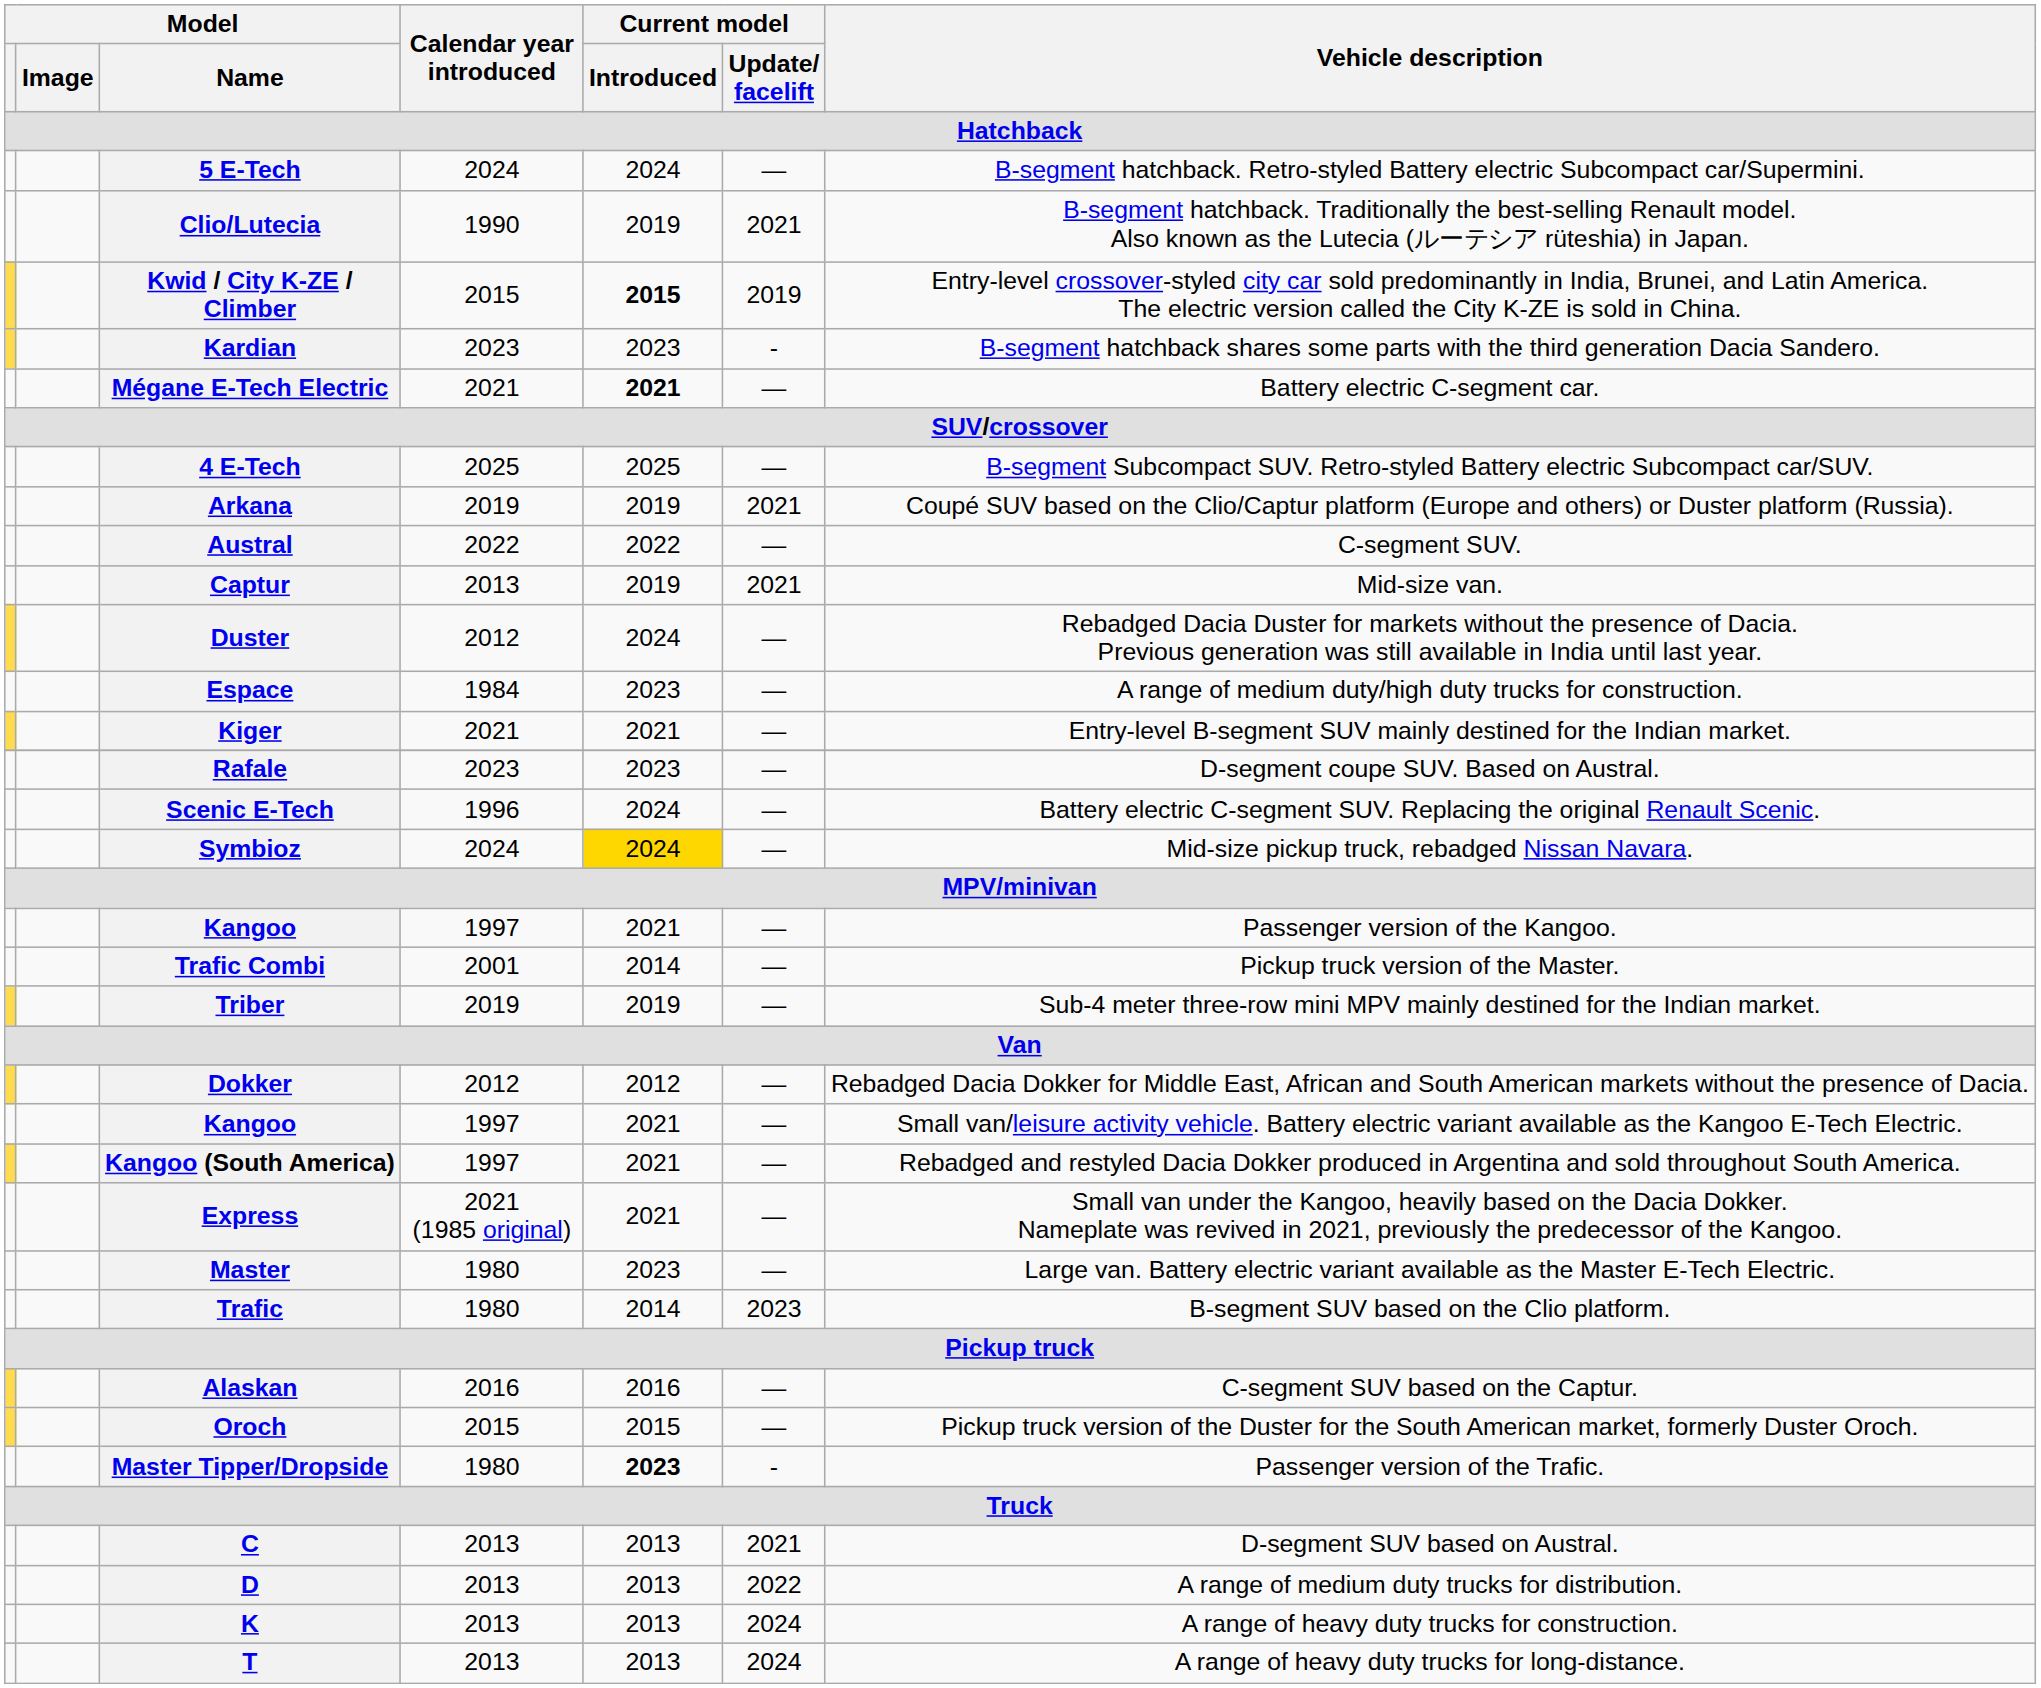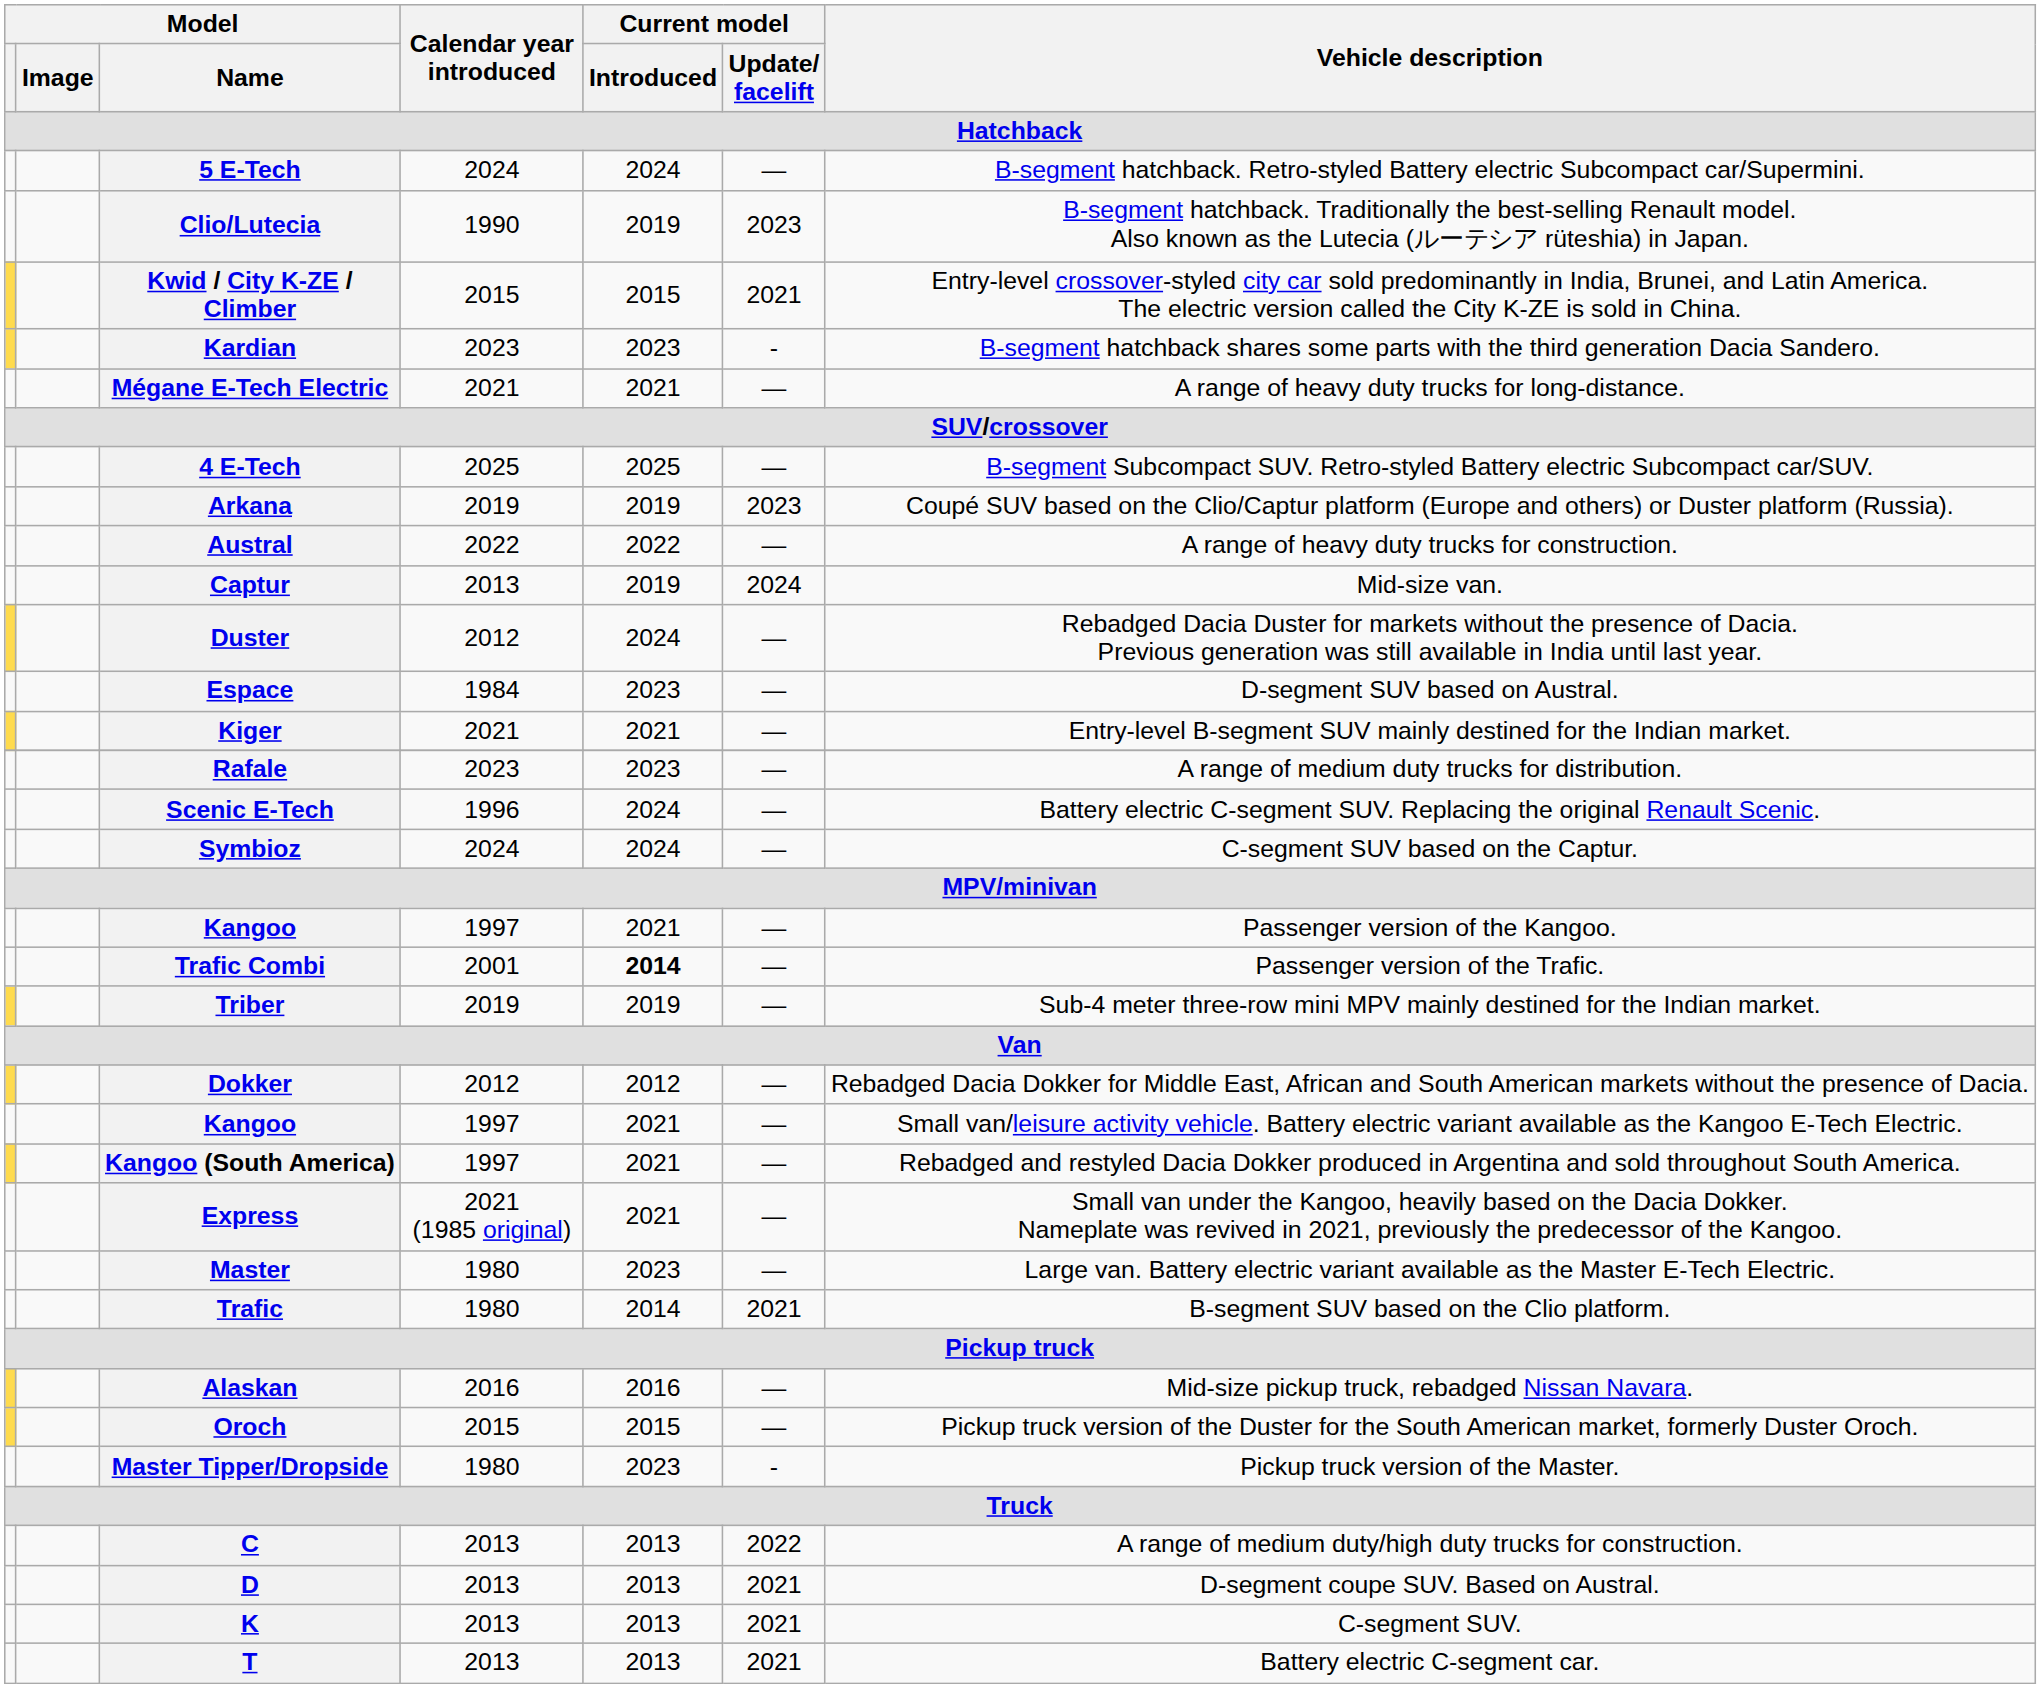(774, 225) 2021 -> (774, 225) 2023
(653, 295) bold -> (653, 295) normal
(774, 295) 2019 -> (774, 295) 2021
(653, 387) bold -> (653, 387) normal
(1430, 387) Battery electric C-segment car. -> (1430, 387) A range of heavy duty trucks for long-distance.
(774, 505) 2021 -> (774, 505) 2023
(1430, 545) C-segment SUV. -> (1430, 545) A range of heavy duty trucks for construction.
(774, 584) 2021 -> (774, 584) 2024
(1430, 691) A range of medium duty/high duty trucks for construction. -> (1430, 691) D-segment SUV based on Austral.
(1430, 769) D-segment coupe SUV. Based on Austral. -> (1430, 769) A range of medium duty trucks for distribution.
(653, 848) gold background -> (653, 848) no background
(1430, 848) Mid-size pickup truck, rebadged Nissan Navara. -> (1430, 848) C-segment SUV based on the Captur.
(653, 966) normal -> (653, 966) bold
(1430, 966) Pickup truck version of the Master. -> (1430, 966) Passenger version of the Trafic.
(774, 1308) 2023 -> (774, 1308) 2021
(1430, 1387) C-segment SUV based on the Captur. -> (1430, 1387) Mid-size pickup truck, rebadged Nissan Navara.
(653, 1466) bold -> (653, 1466) normal
(1430, 1466) Passenger version of the Trafic. -> (1430, 1466) Pickup truck version of the Master.
(774, 1544) 2021 -> (774, 1544) 2022
(1430, 1544) D-segment SUV based on Austral. -> (1430, 1544) A range of medium duty/high duty trucks for construction.
(774, 1584) 2022 -> (774, 1584) 2021
(1430, 1584) A range of medium duty trucks for distribution. -> (1430, 1584) D-segment coupe SUV. Based on Austral.
(774, 1623) 2024 -> (774, 1623) 2021
(1430, 1623) A range of heavy duty trucks for construction. -> (1430, 1623) C-segment SUV.
(774, 1662) 2024 -> (774, 1662) 2021
(1430, 1662) A range of heavy duty trucks for long-distance. -> (1430, 1662) Battery electric C-segment car.
